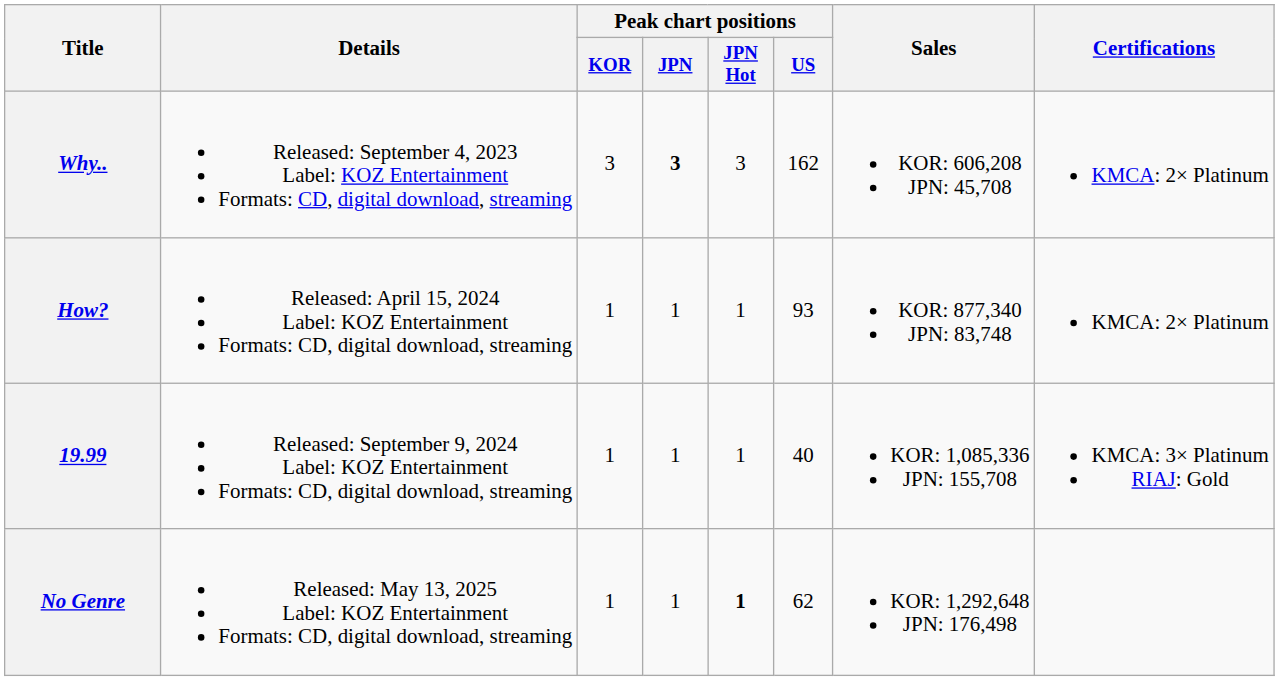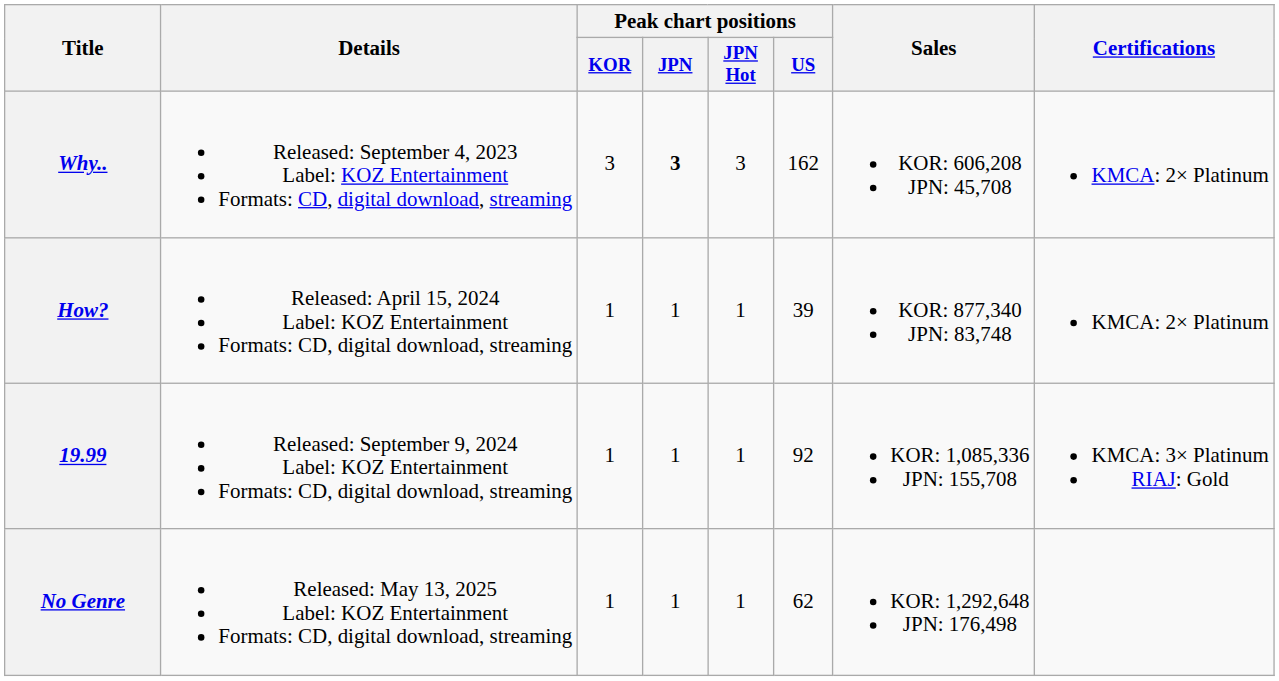(803, 309) 93 -> (803, 309) 39
(803, 455) 40 -> (803, 455) 92
(741, 601) bold -> (741, 601) normal
